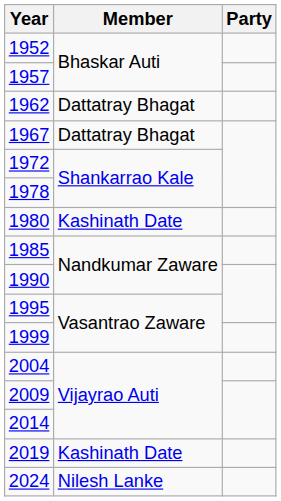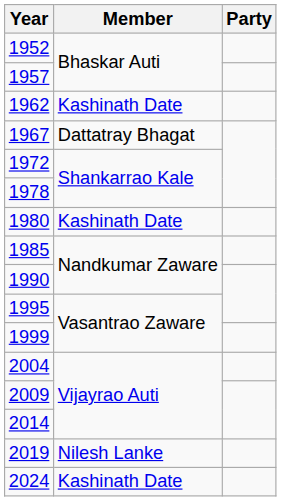(126, 105) Dattatray Bhagat -> (120, 105) Kashinath Date
(120, 452) Kashinath Date -> (110, 452) Nilesh Lanke
(110, 481) Nilesh Lanke -> (120, 481) Kashinath Date
